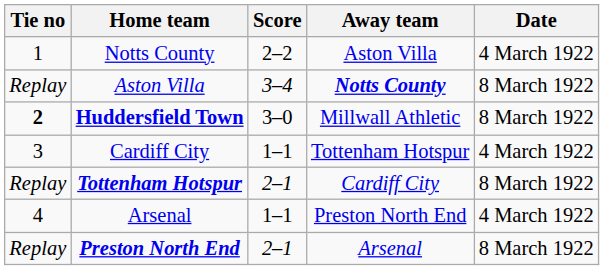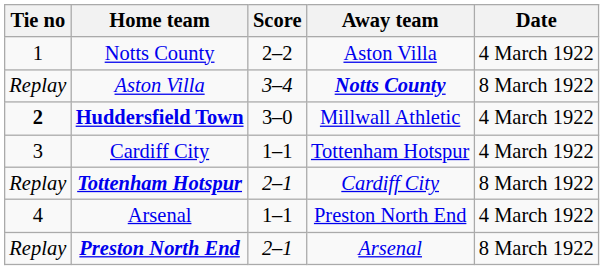(536, 118) 8 March 1922 -> (536, 118) 4 March 1922
